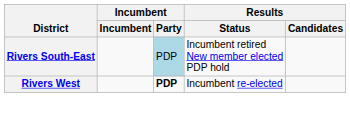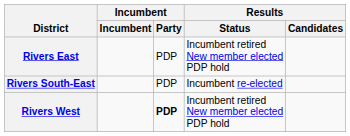+ row: (51, 56)
(167, 56) lightblue background -> (167, 84) no background
(235, 56) Incumbent retired New member elected PDP hold -> (235, 84) Incumbent re-elected
(235, 84) Incumbent re-elected -> (235, 112) Incumbent retired New member elected PDP hold
